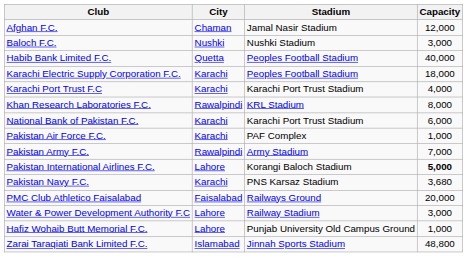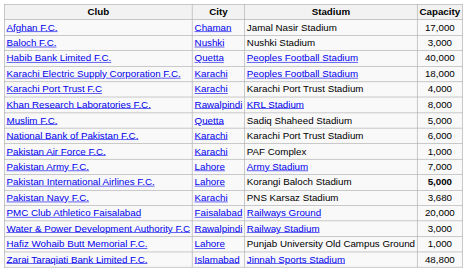(440, 27) 12,000 -> (440, 27) 17,000
+ row: (32, 120)
(218, 151) Rawalpindi -> (210, 167) Lahore
(210, 213) Lahore -> (218, 228) Rawalpindi
